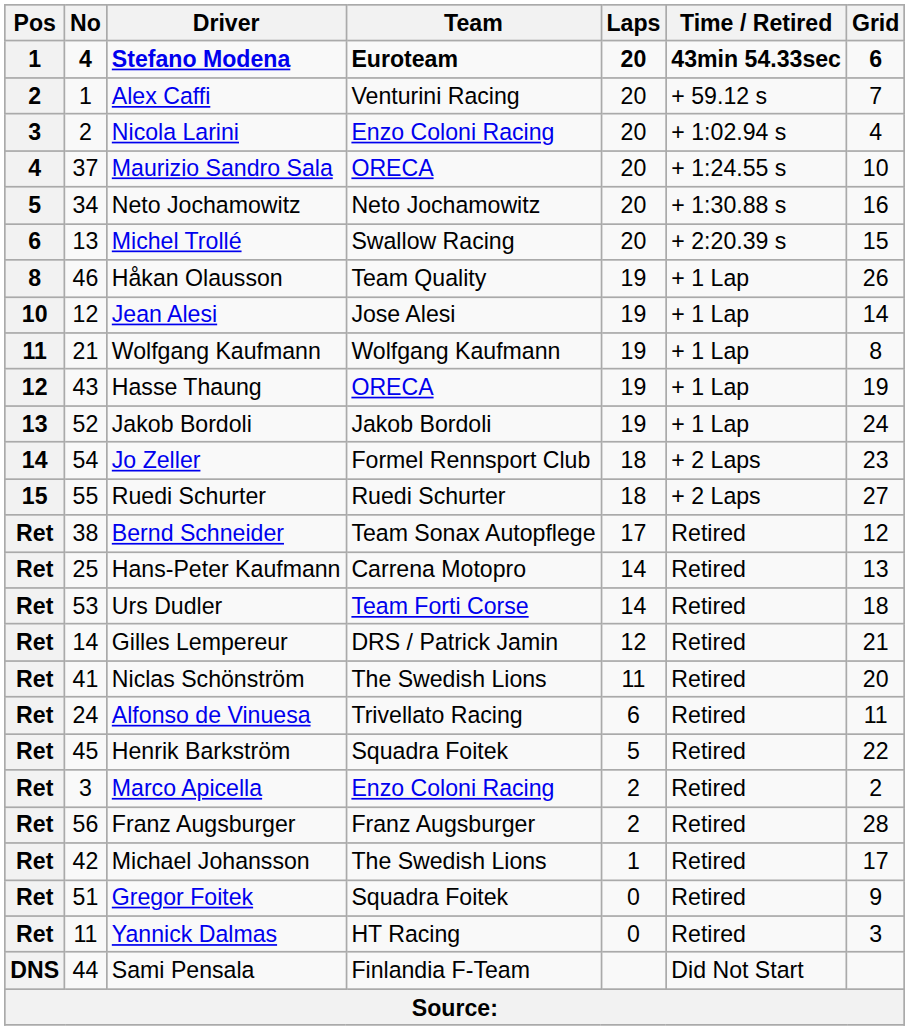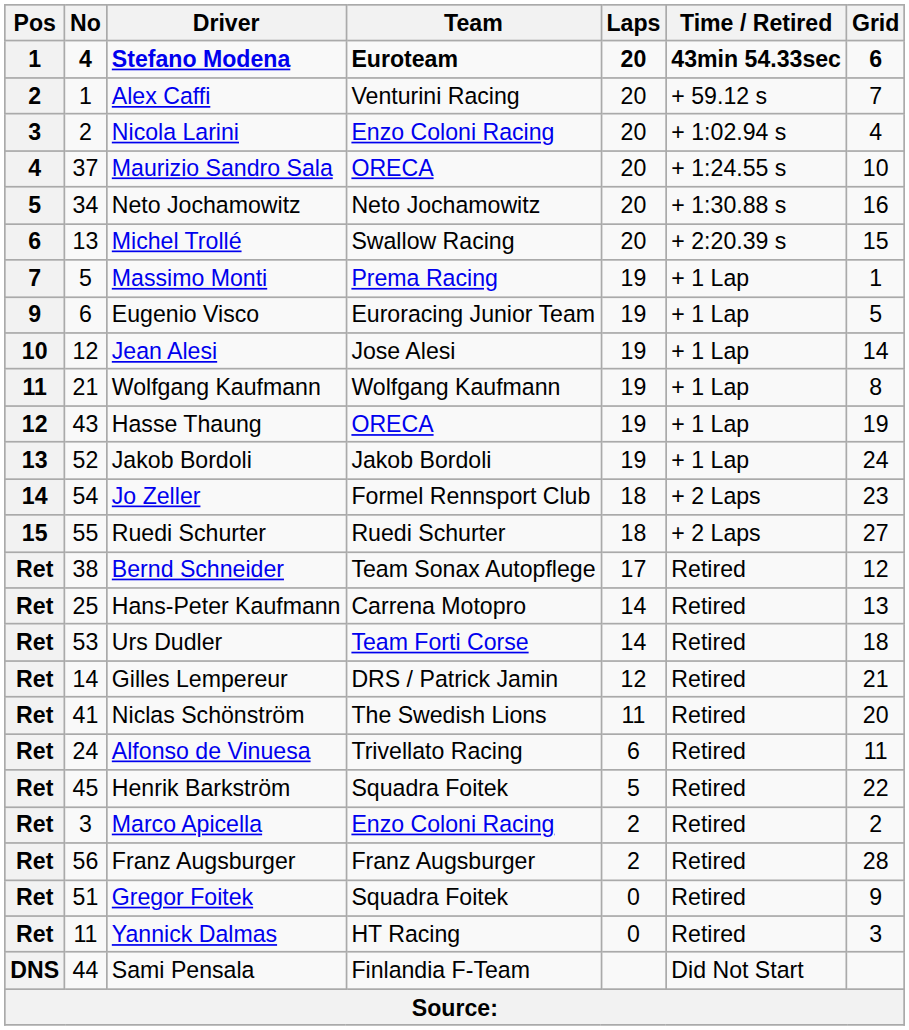+ row: (190, 278)
- row: (197, 278)
+ row: (185, 314)
- row: (211, 861)
